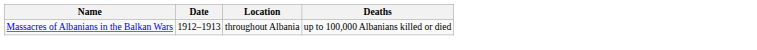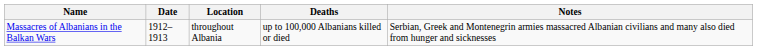+ column: (570, 12)
